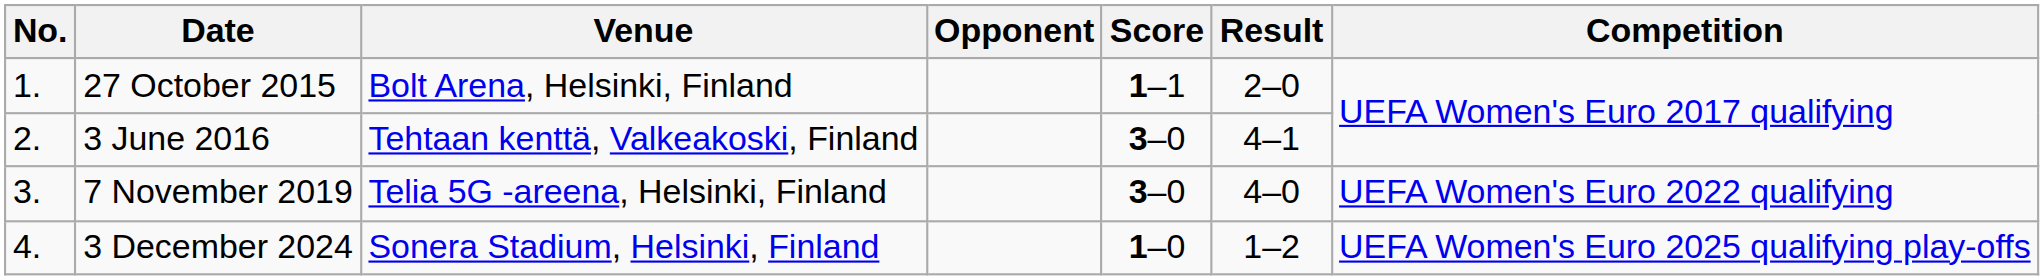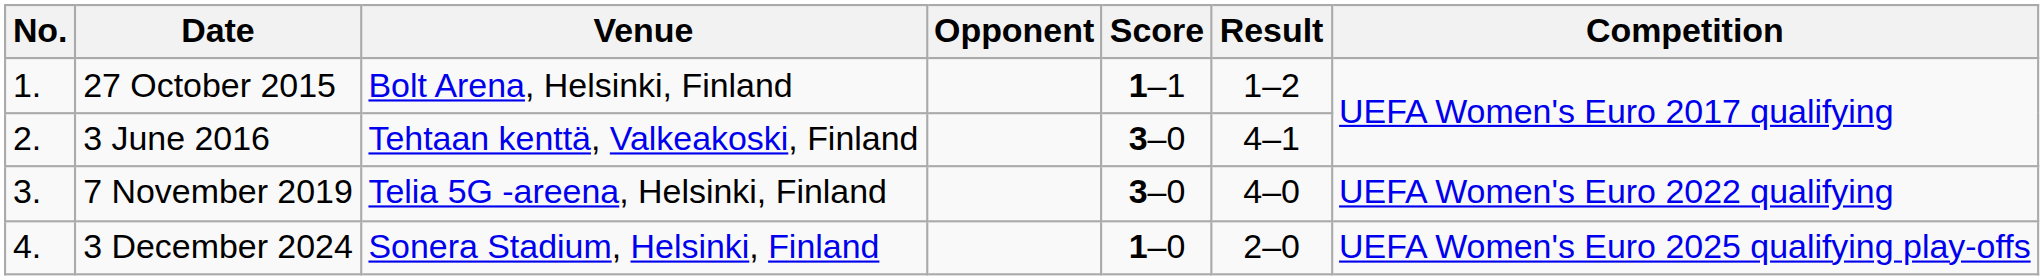(1272, 85) 2–0 -> (1272, 85) 1–2
(1272, 246) 1–2 -> (1272, 246) 2–0
